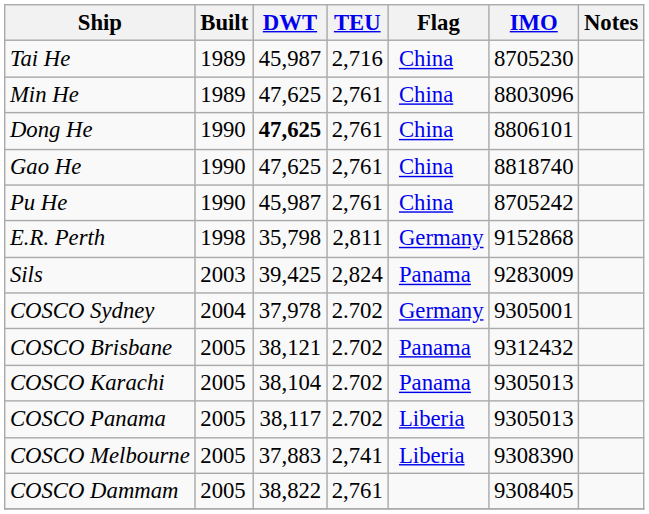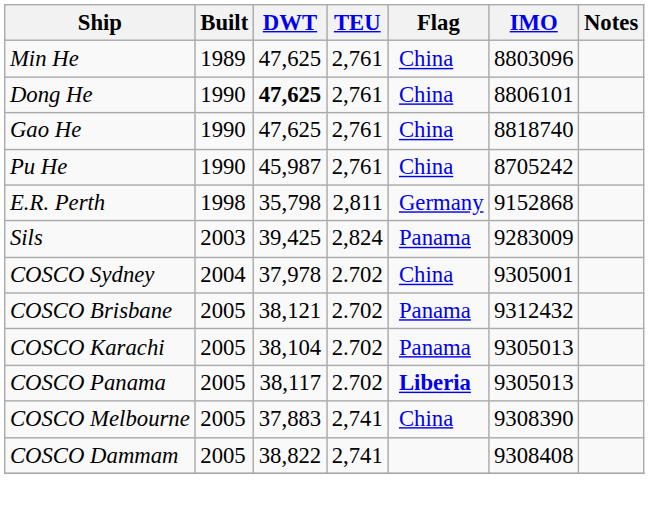- row: (40, 58)
(438, 310) Germany -> (423, 274) China
(429, 418) normal -> (432, 382) bold
(429, 454) Liberia -> (423, 418) China
(357, 490) 2,761 -> (357, 454) 2,741
(534, 490) 9308405 -> (534, 454) 9308408
